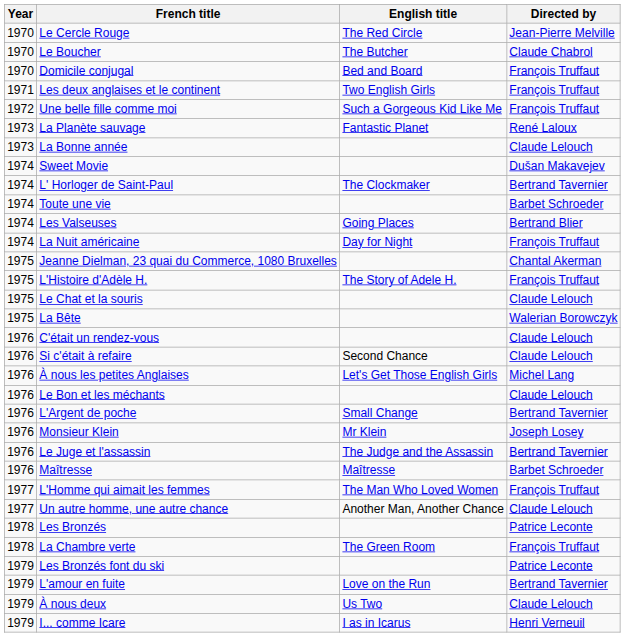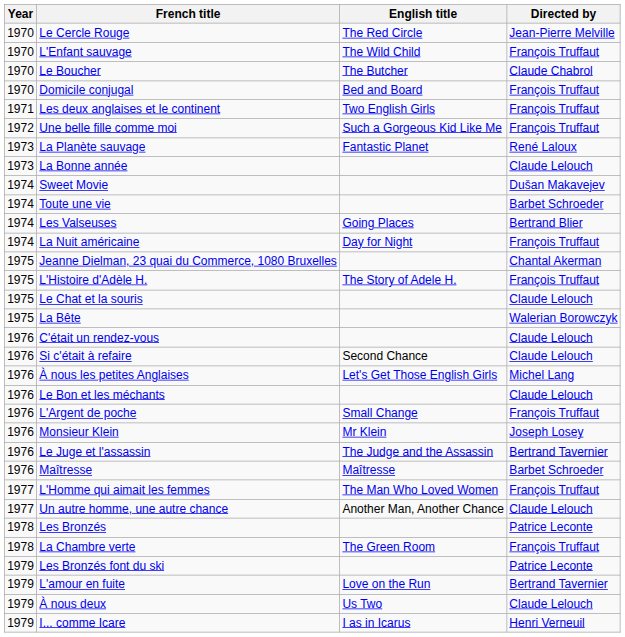+ row: (86, 52)
- row: (106, 185)
(559, 413) Bertrand Tavernier -> (554, 413) François Truffaut
